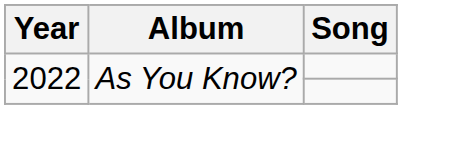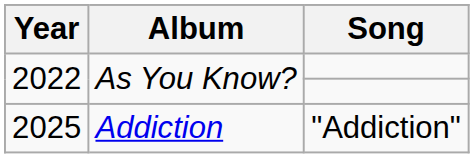+ row: (47, 127)
